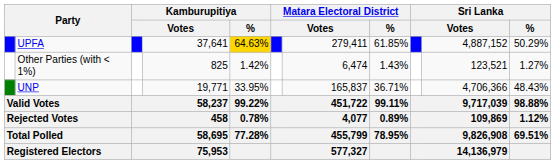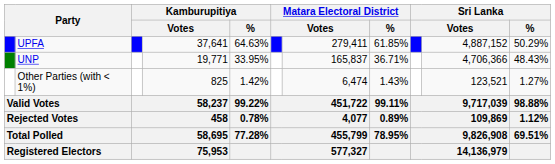(251, 44) gold background -> (251, 44) no background
rows swapped: (28, 87) <-> (64, 66)
